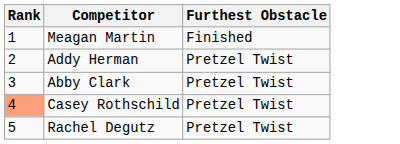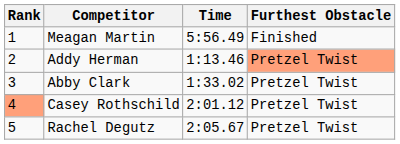+ column: (215, 16)
(240, 61) no background -> (305, 61) lightsalmon background
